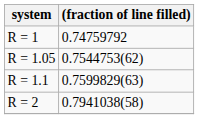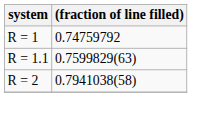- row: (32, 59)
